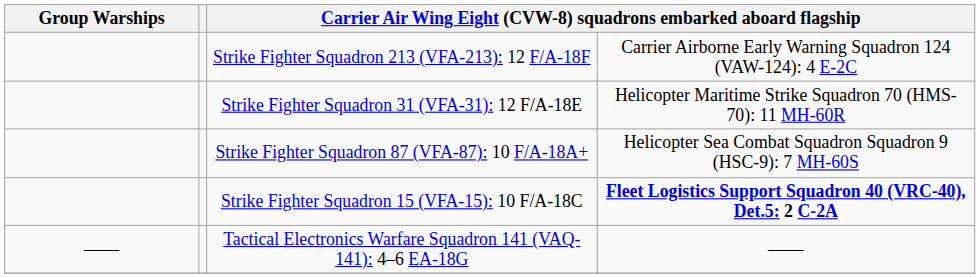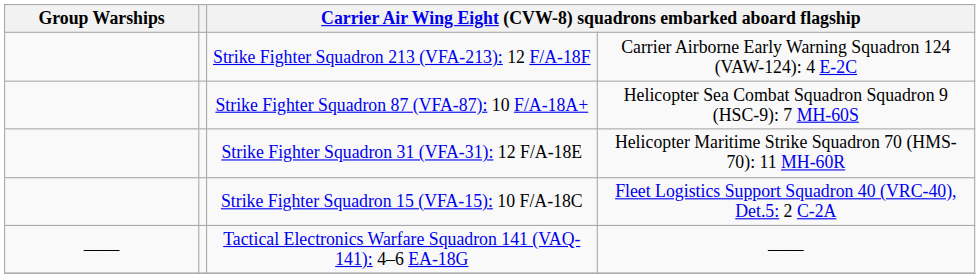rows swapped: (402, 153) <-> (402, 104)
(786, 201) bold -> (786, 201) normal
